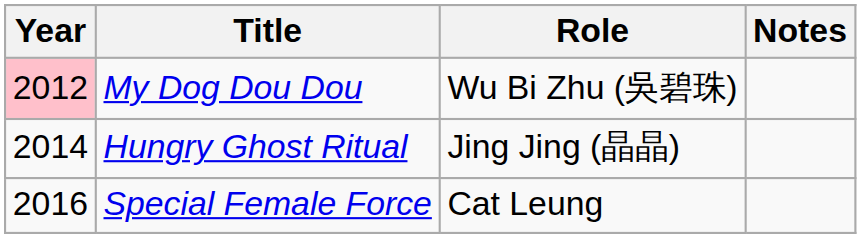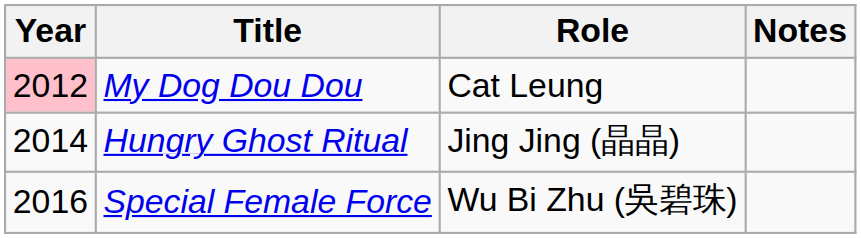(592, 86) Wu Bi Zhu (吳碧珠) -> (525, 84) Cat Leung
(525, 204) Cat Leung -> (592, 200) Wu Bi Zhu (吳碧珠)
